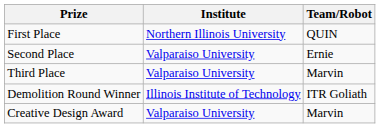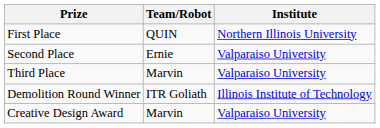columns swapped: (339, 14) <-> (223, 14)
